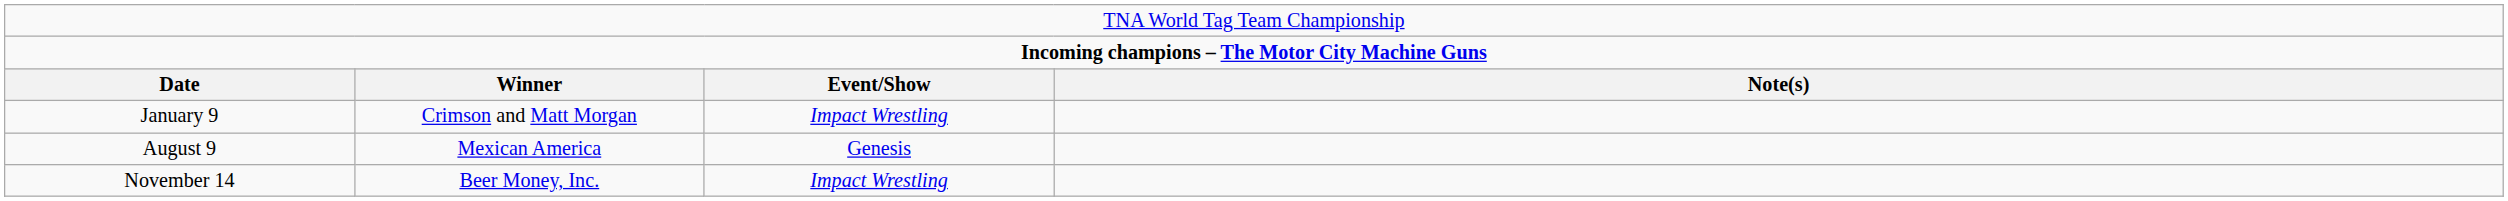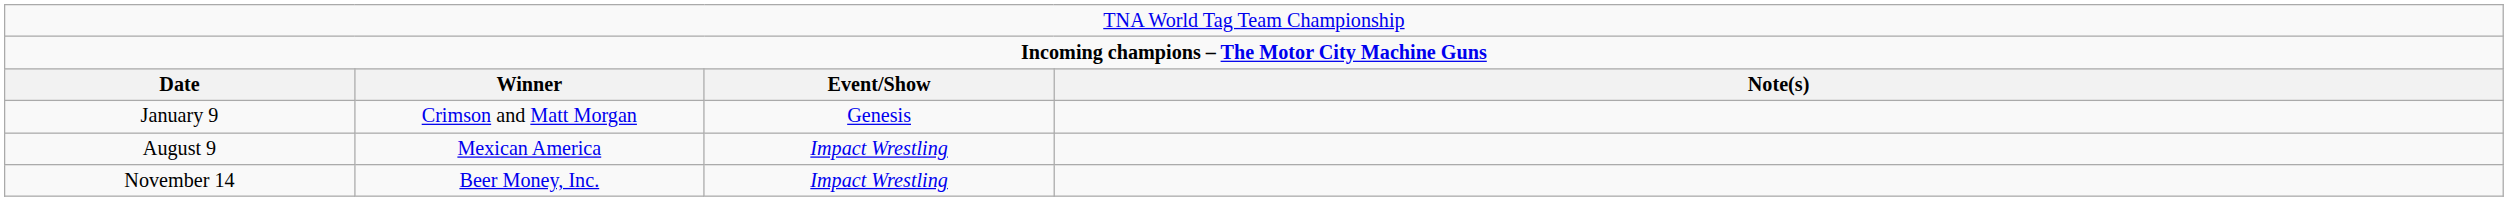(879, 116) Impact Wrestling -> (879, 116) Genesis
(879, 148) Genesis -> (879, 148) Impact Wrestling
